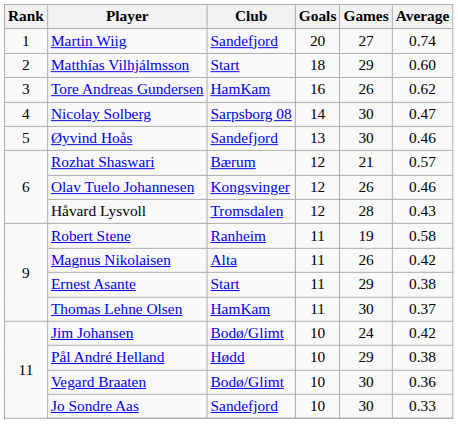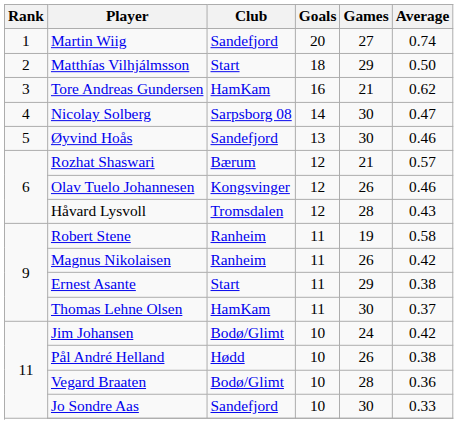(422, 65) 0.60 -> (422, 65) 0.50
(366, 89) 26 -> (366, 89) 21
(224, 260) Alta -> (238, 260) Ranheim
(366, 357) 29 -> (366, 357) 26
(366, 382) 30 -> (366, 382) 28
